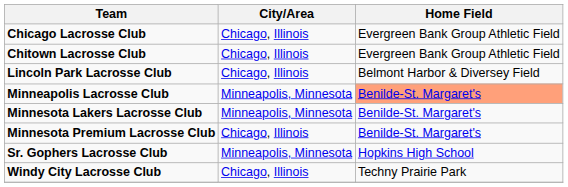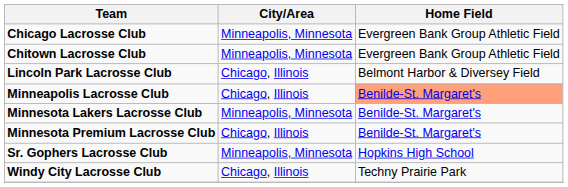(265, 34) Chicago, Illinois -> (287, 34) Minneapolis, Minnesota
(265, 53) Chicago, Illinois -> (287, 53) Minneapolis, Minnesota
(287, 93) Minneapolis, Minnesota -> (265, 93) Chicago, Illinois
